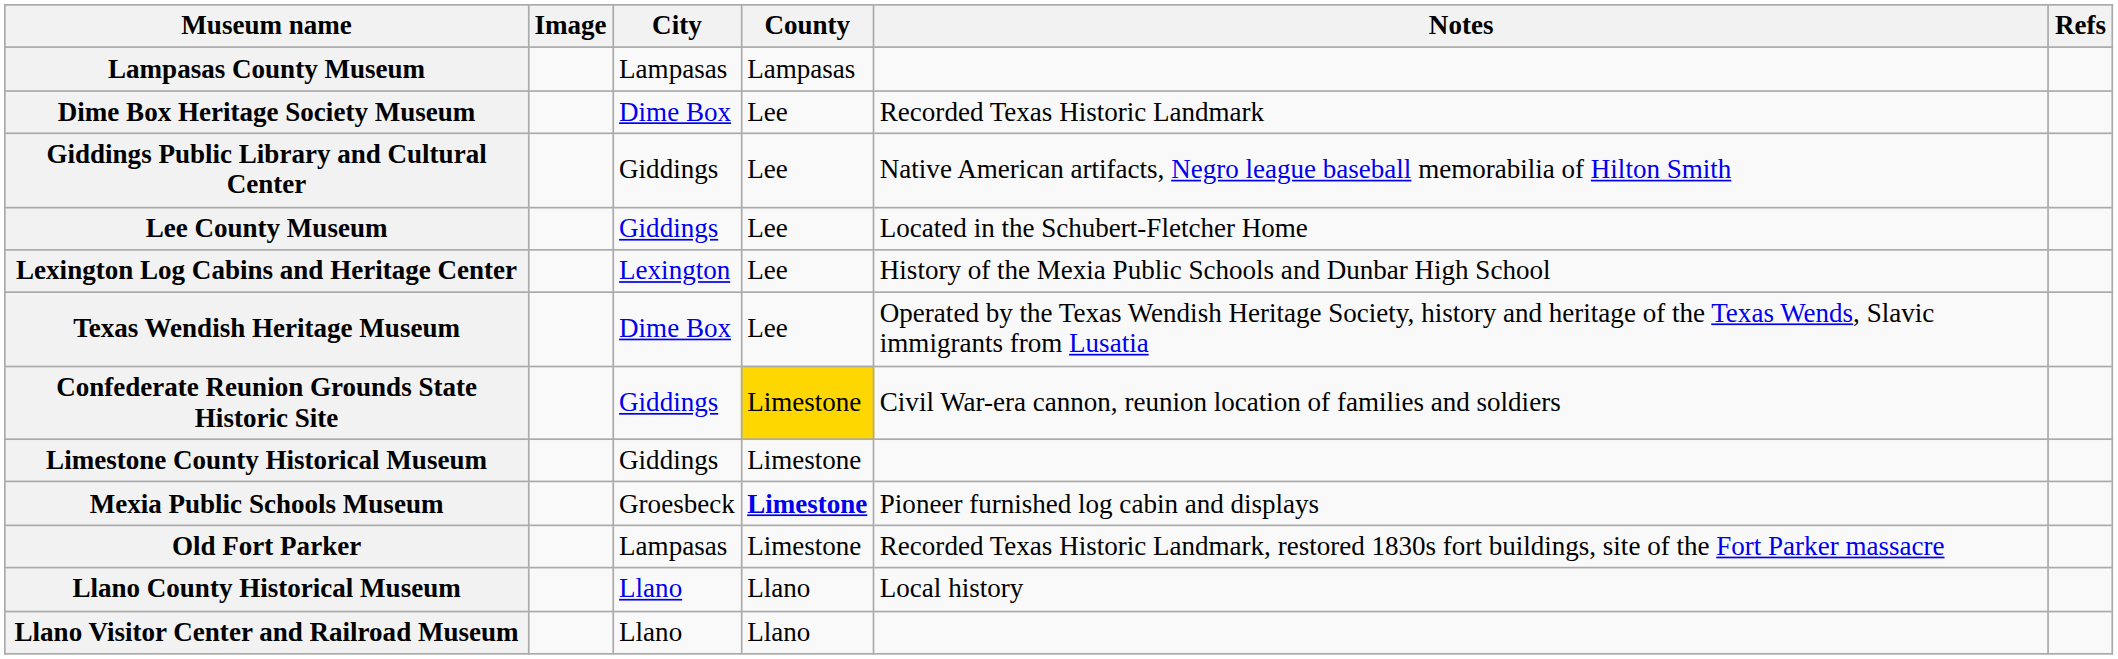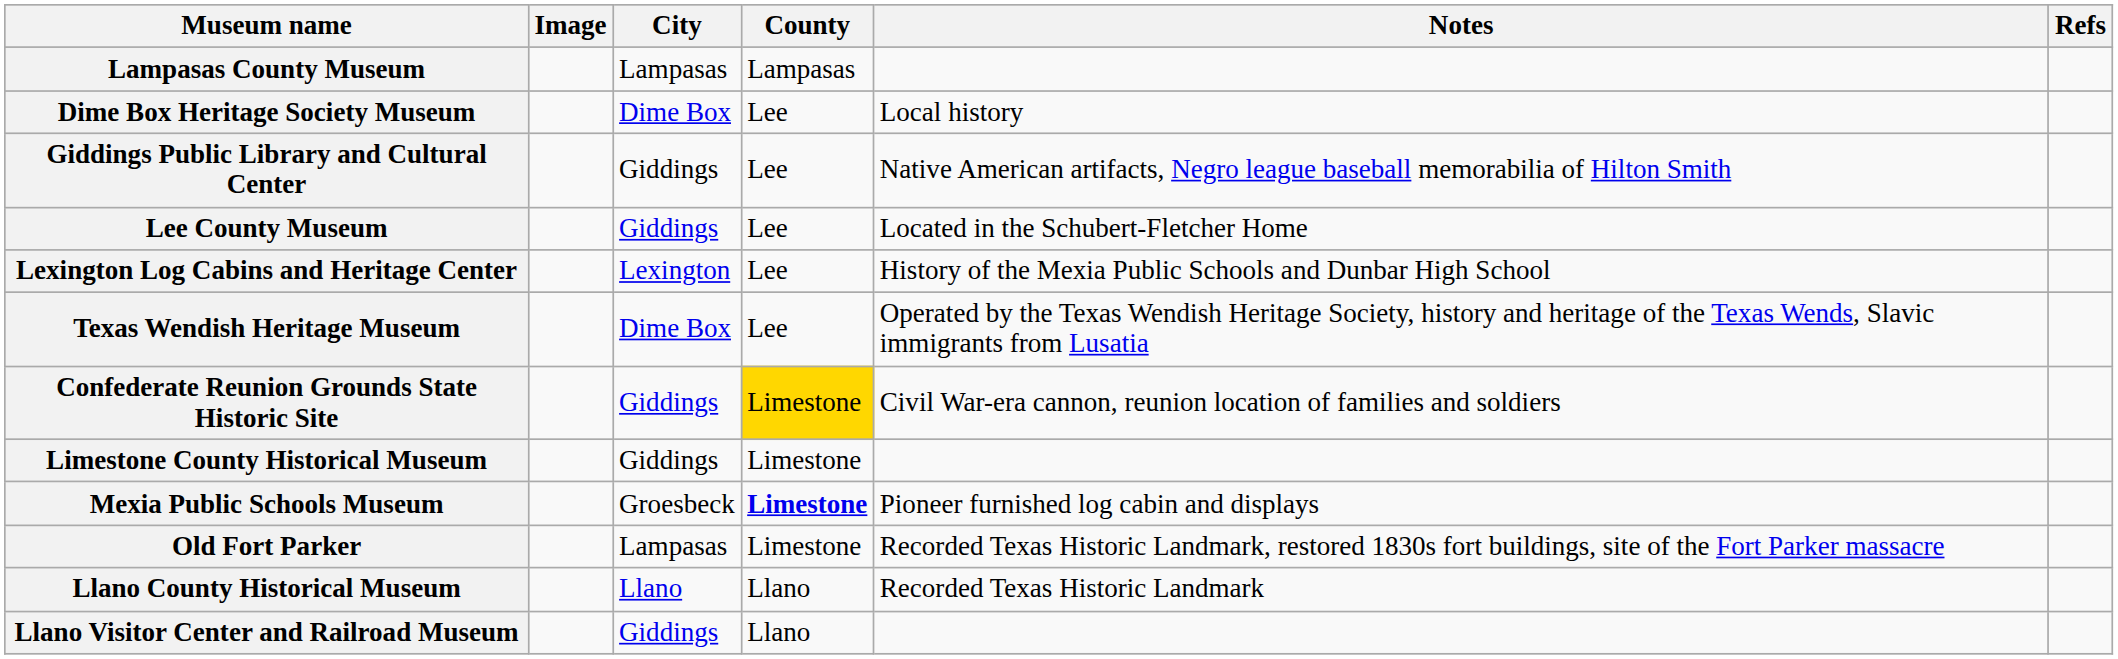(1072, 111) Recorded Texas Historic Landmark -> (952, 111) Local history
(952, 588) Local history -> (1072, 588) Recorded Texas Historic Landmark
(651, 631) Llano -> (669, 631) Giddings
